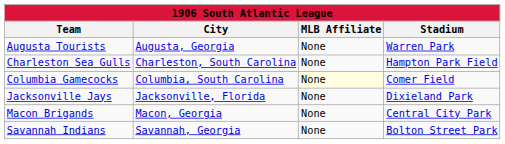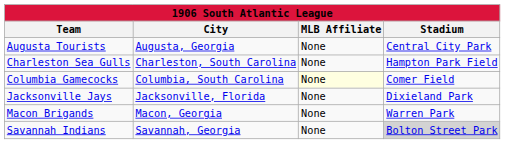(420, 46) Warren Park -> (439, 46) Central City Park
(439, 113) Central City Park -> (420, 113) Warren Park
(442, 130) no background -> (442, 130) lightgrey background
